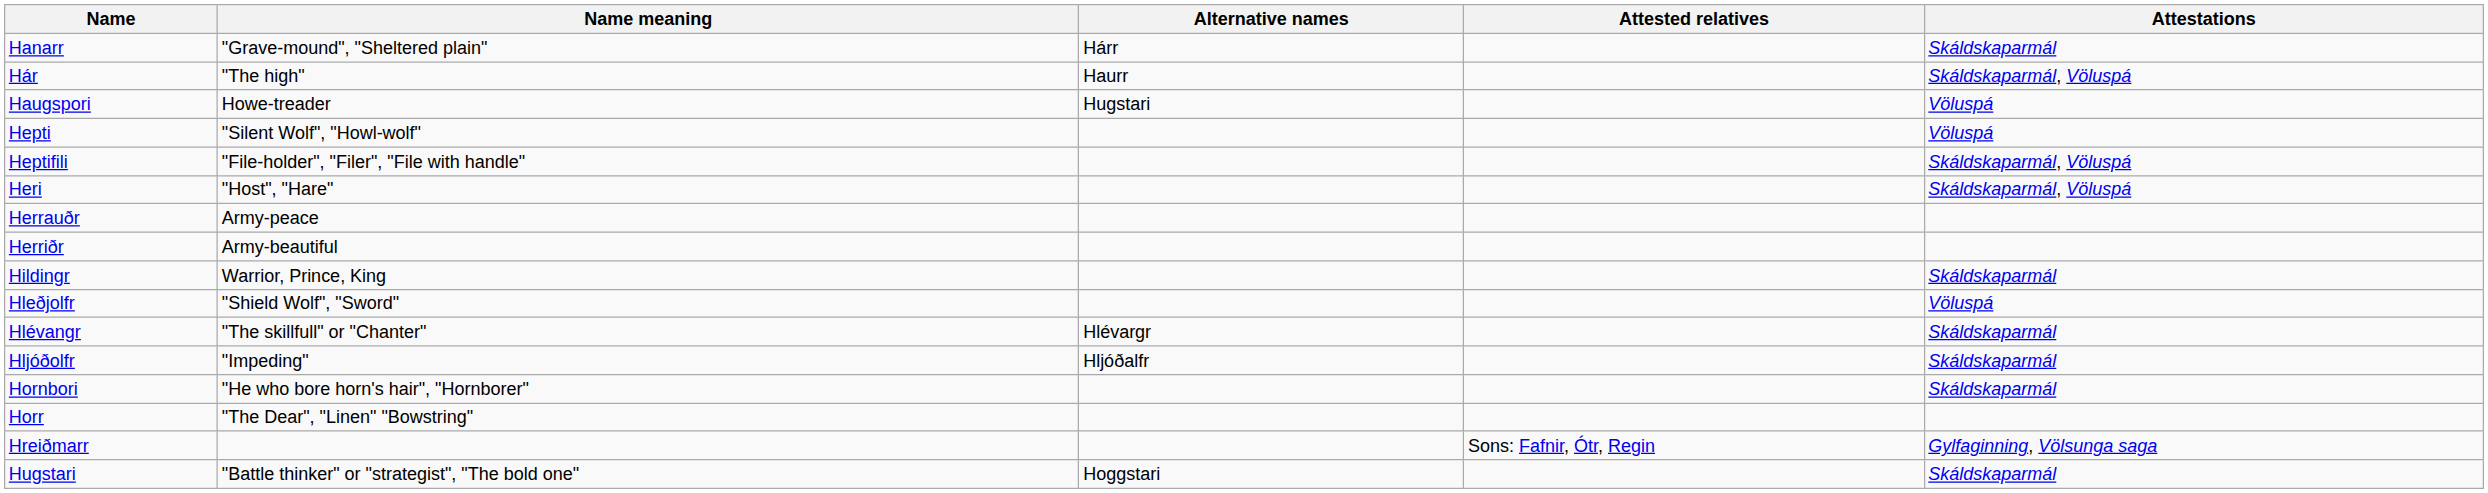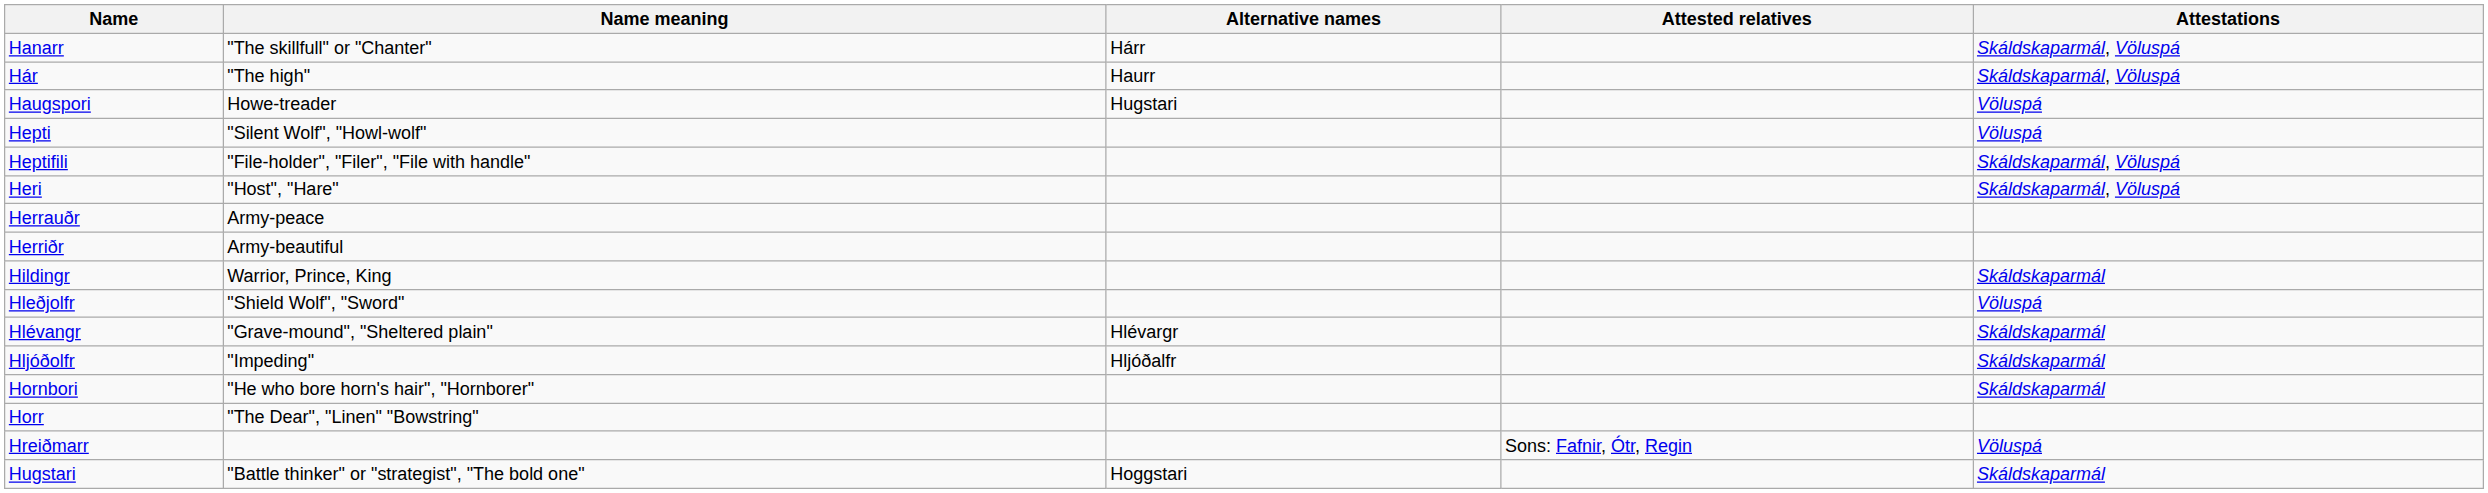(355, 48) "Grave-mound", "Sheltered plain" -> (329, 48) "The skillfull" or "Chanter"
(1992, 48) Skáldskaparmál -> (2078, 48) Skáldskaparmál, Völuspá
(324, 332) "The skillfull" or "Chanter" -> (360, 332) "Grave-mound", "Sheltered plain"
(2043, 446) Gylfaginning, Völsunga saga -> (2009, 446) Völuspá
